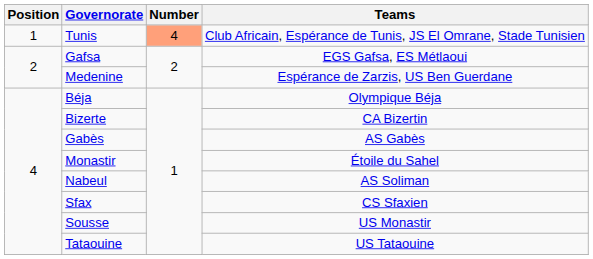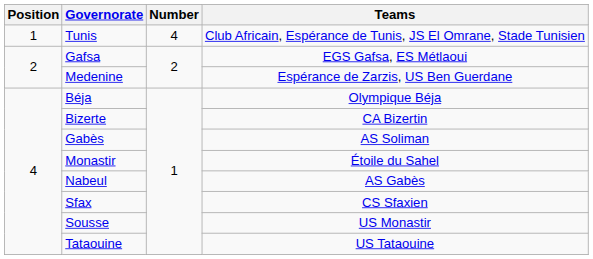(174, 35) lightsalmon background -> (174, 35) no background
(395, 139) AS Gabès -> (395, 139) AS Soliman
(395, 181) AS Soliman -> (395, 181) AS Gabès
